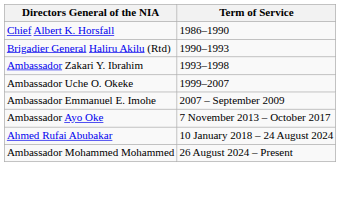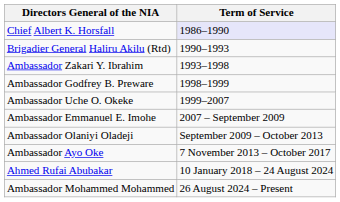(204, 30) no background -> (204, 30) lavender background
+ row: (80, 83)
+ row: (70, 135)
